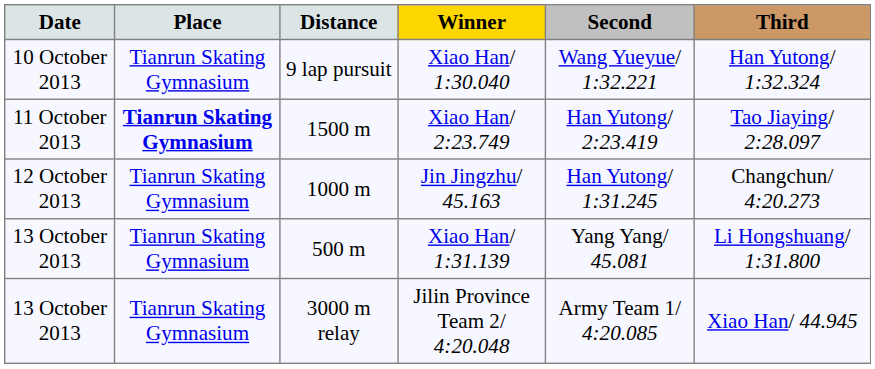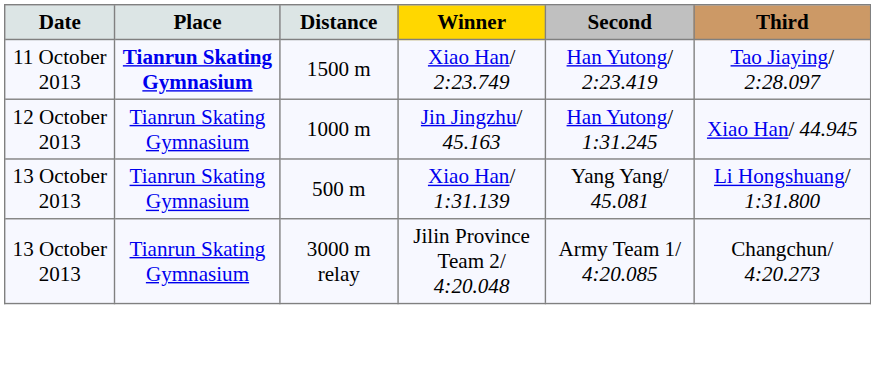- row: (472, 69)
(782, 188) Changchun/ 4:20.273 -> (782, 128) Xiao Han/ 44.945
(782, 320) Xiao Han/ 44.945 -> (782, 260) Changchun/ 4:20.273
